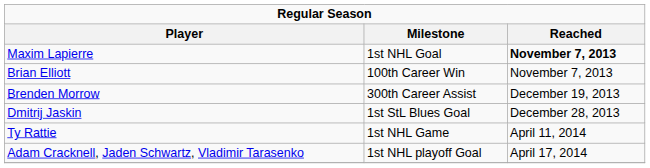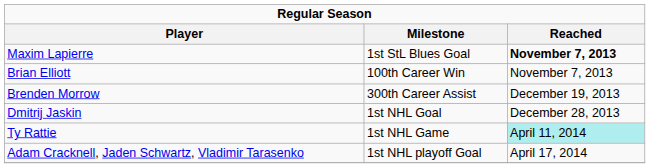(404, 53) 1st NHL Goal -> (418, 53) 1st StL Blues Goal
(418, 113) 1st StL Blues Goal -> (404, 113) 1st NHL Goal
(548, 133) no background -> (548, 133) paleturquoise background
